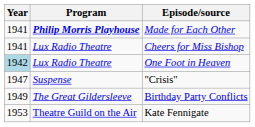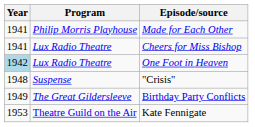(86, 29) bold -> (85, 29) normal
(17, 79) 1947 -> (17, 79) 1948
